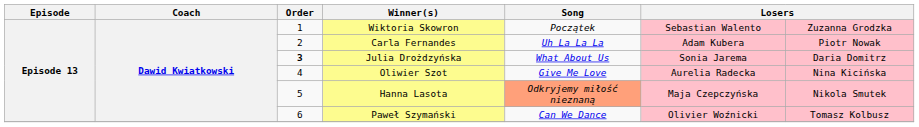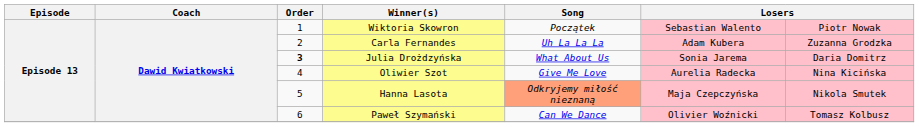(850, 27) Zuzanna Grodzka -> (850, 27) Piotr Nowak
(850, 42) Piotr Nowak -> (850, 42) Zuzanna Grodzka
